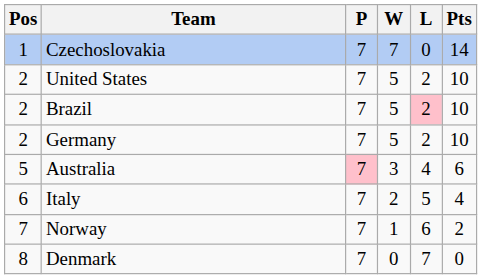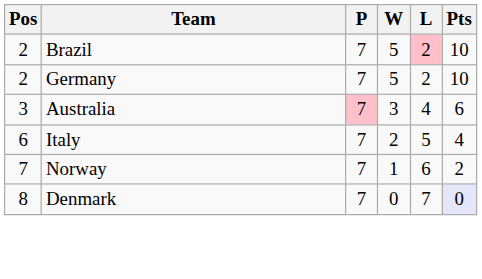- row: (106, 49)
- row: (97, 79)
(23, 169) 5 -> (23, 109) 3
(459, 259) no background -> (459, 199) lavender background
